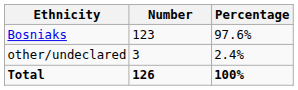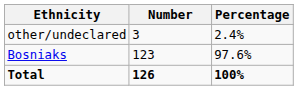rows swapped: (37, 35) <-> (67, 55)
